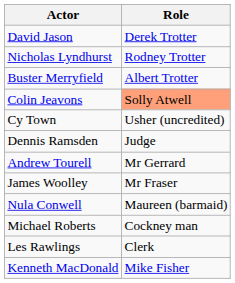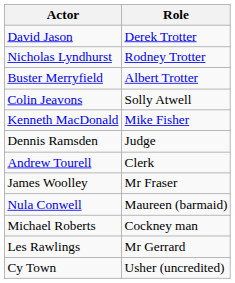(158, 99) lightsalmon background -> (158, 99) no background
rows swapped: (63, 267) <-> (32, 120)
(155, 162) Mr Gerrard -> (139, 162) Clerk
(139, 246) Clerk -> (155, 246) Mr Gerrard
